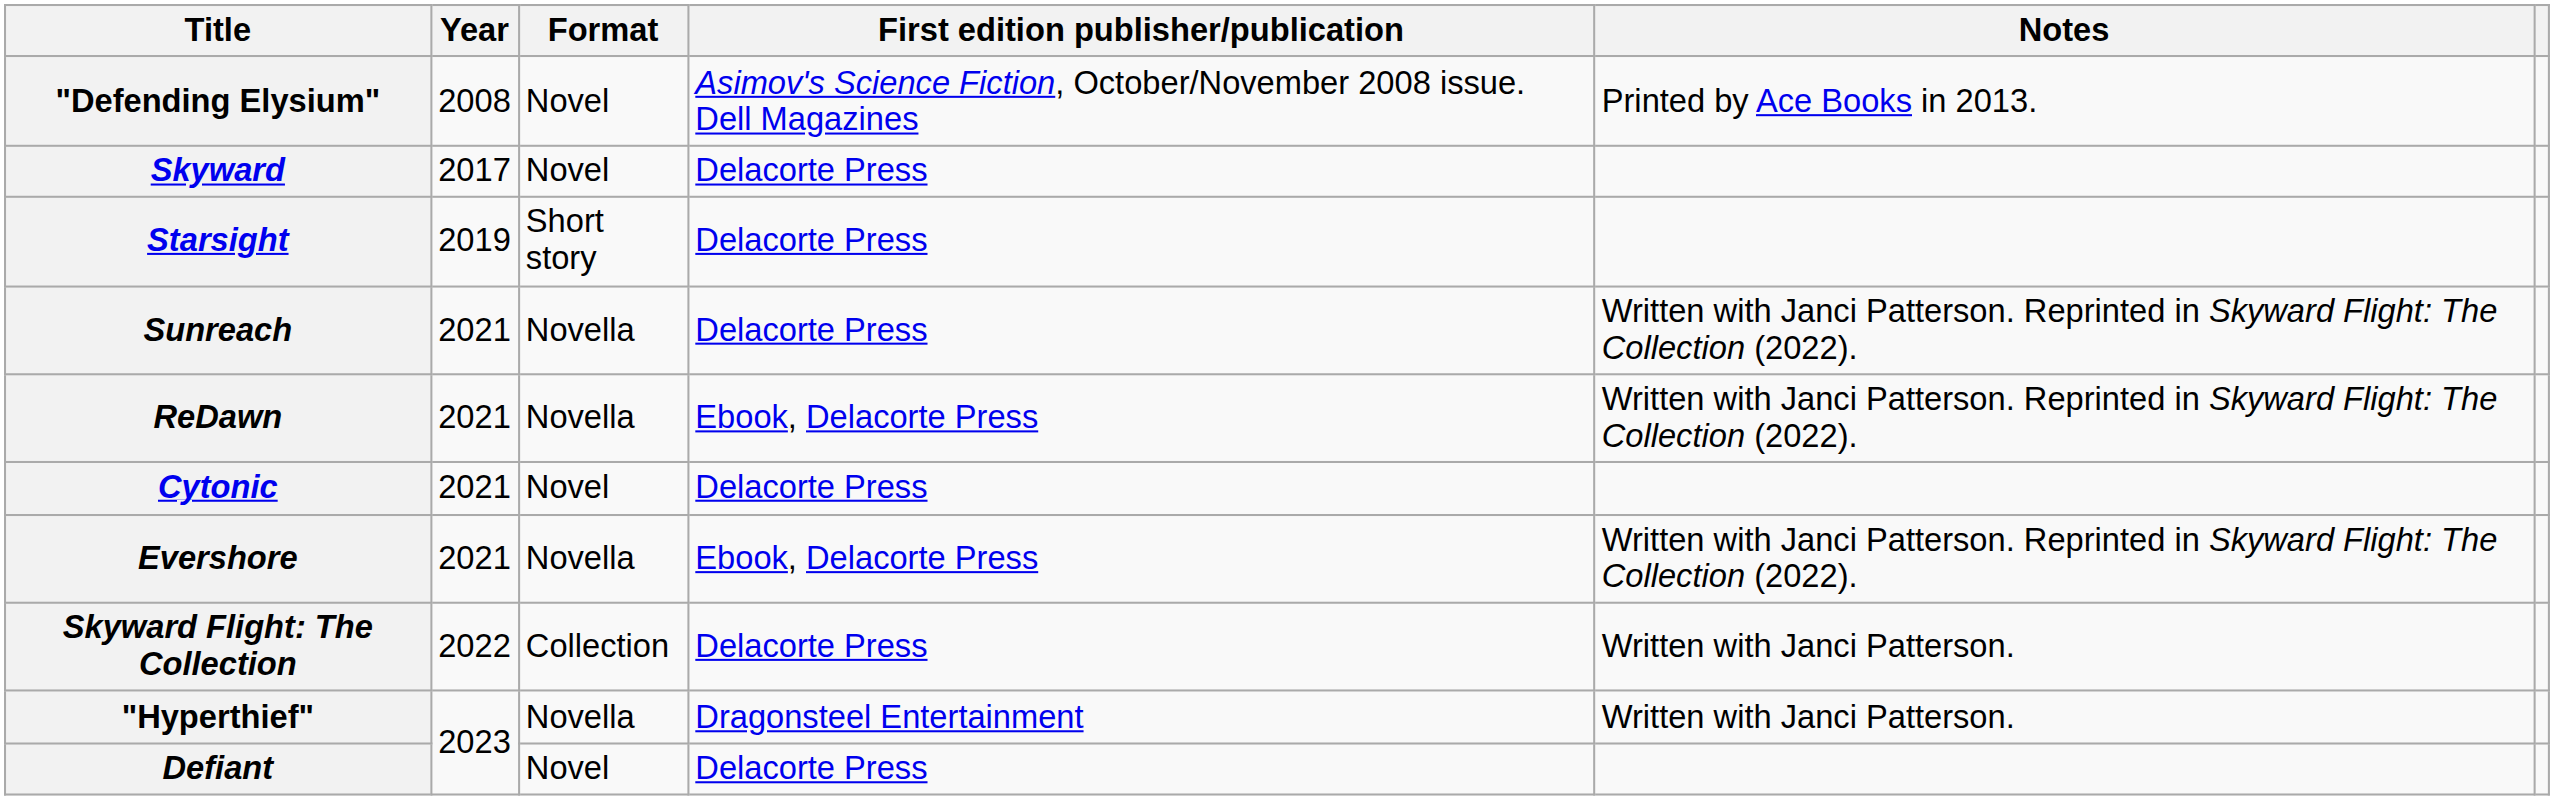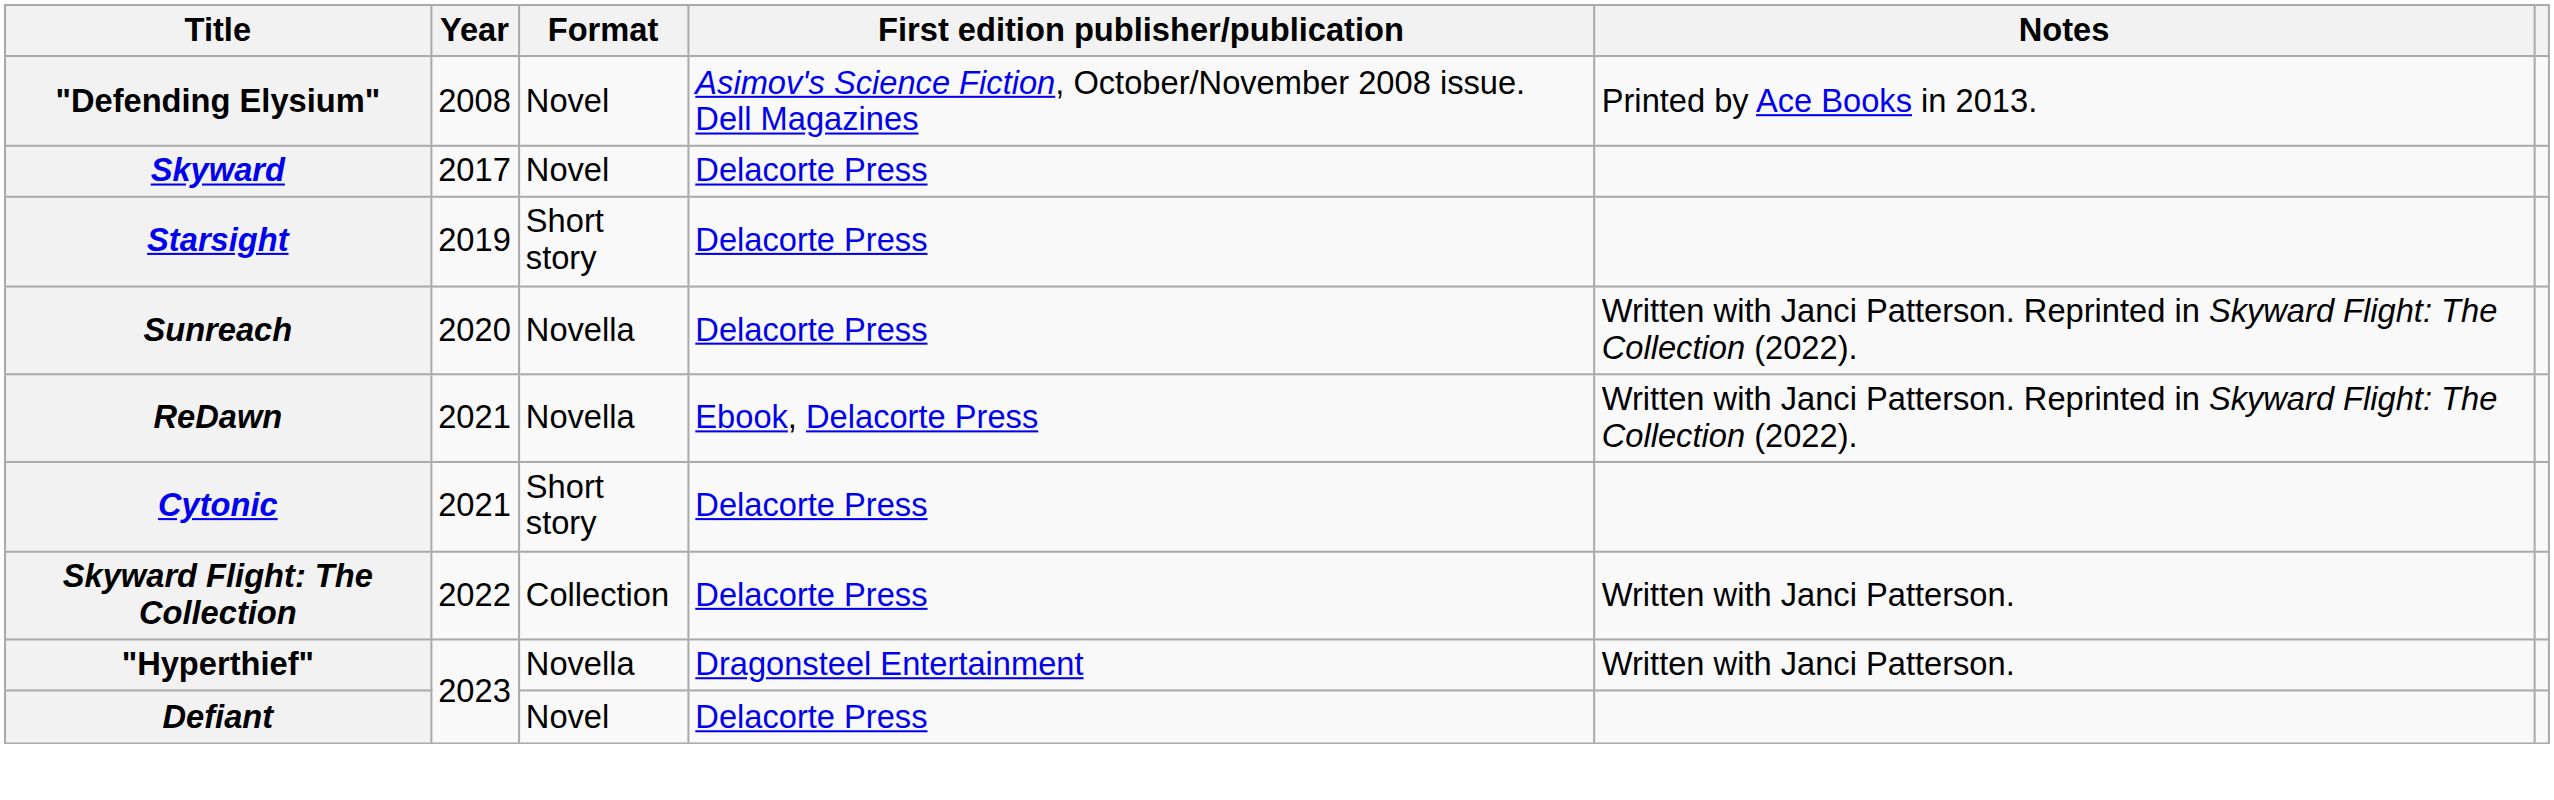(474, 329) 2021 -> (474, 329) 2020
(568, 487) Novel -> (565, 506) Short story
- row: (218, 557)
